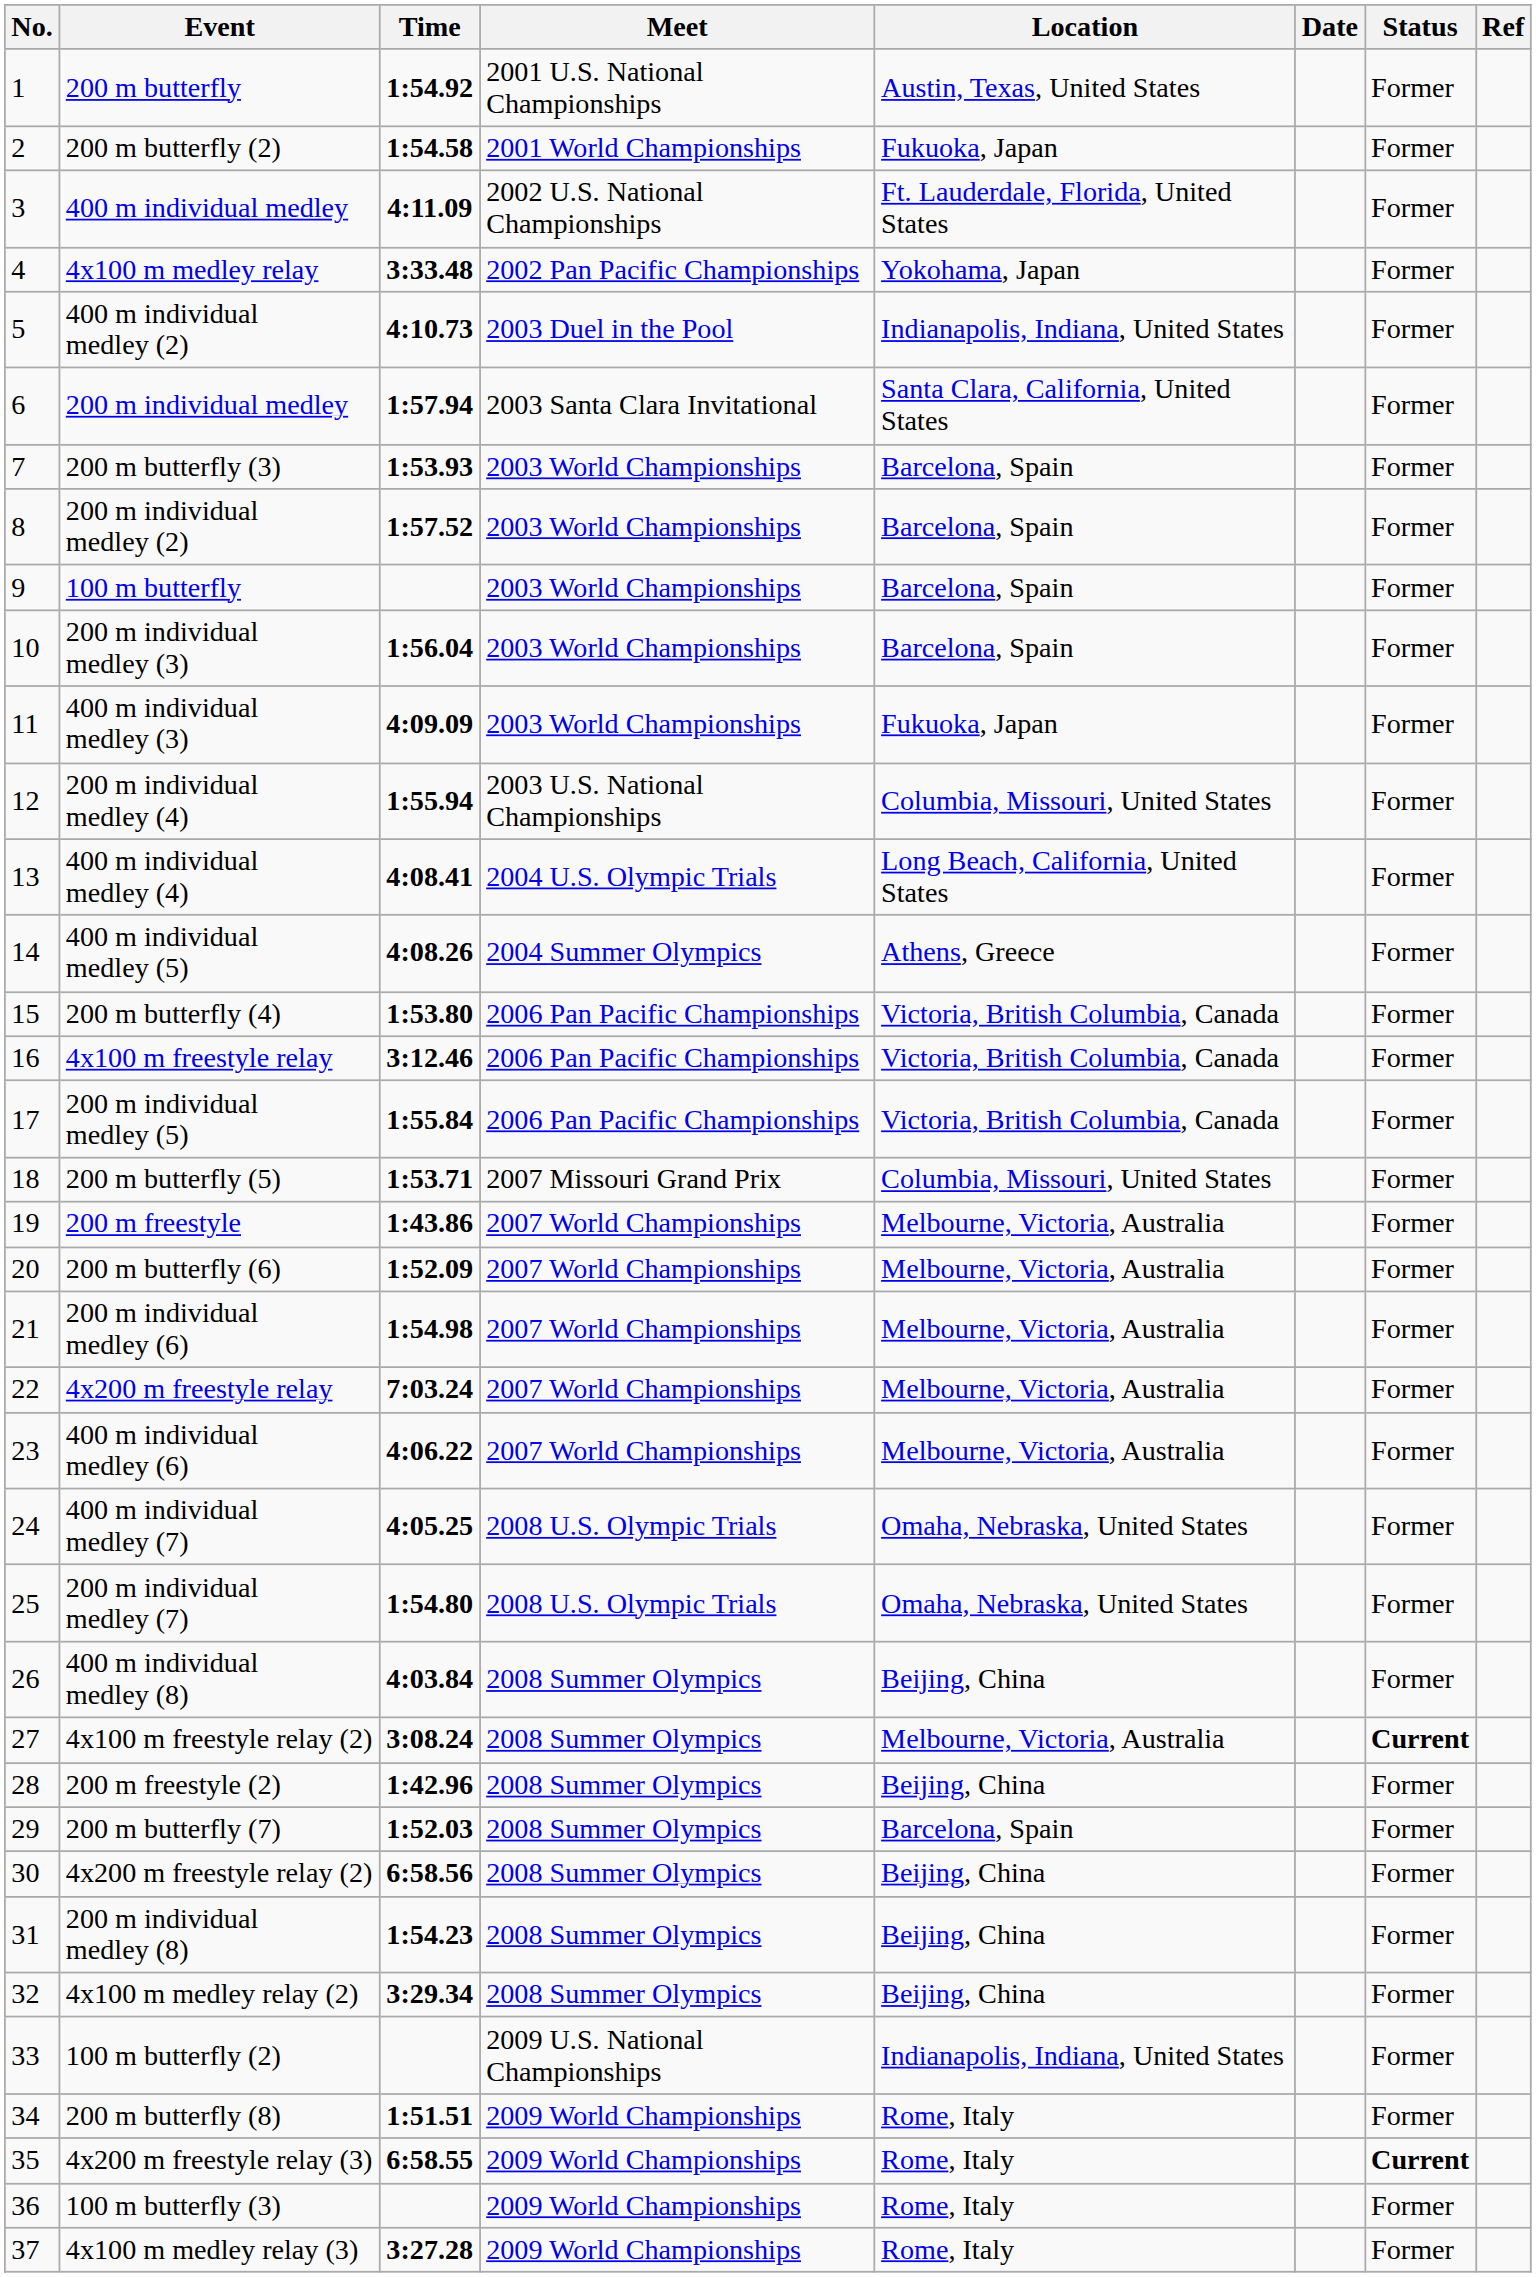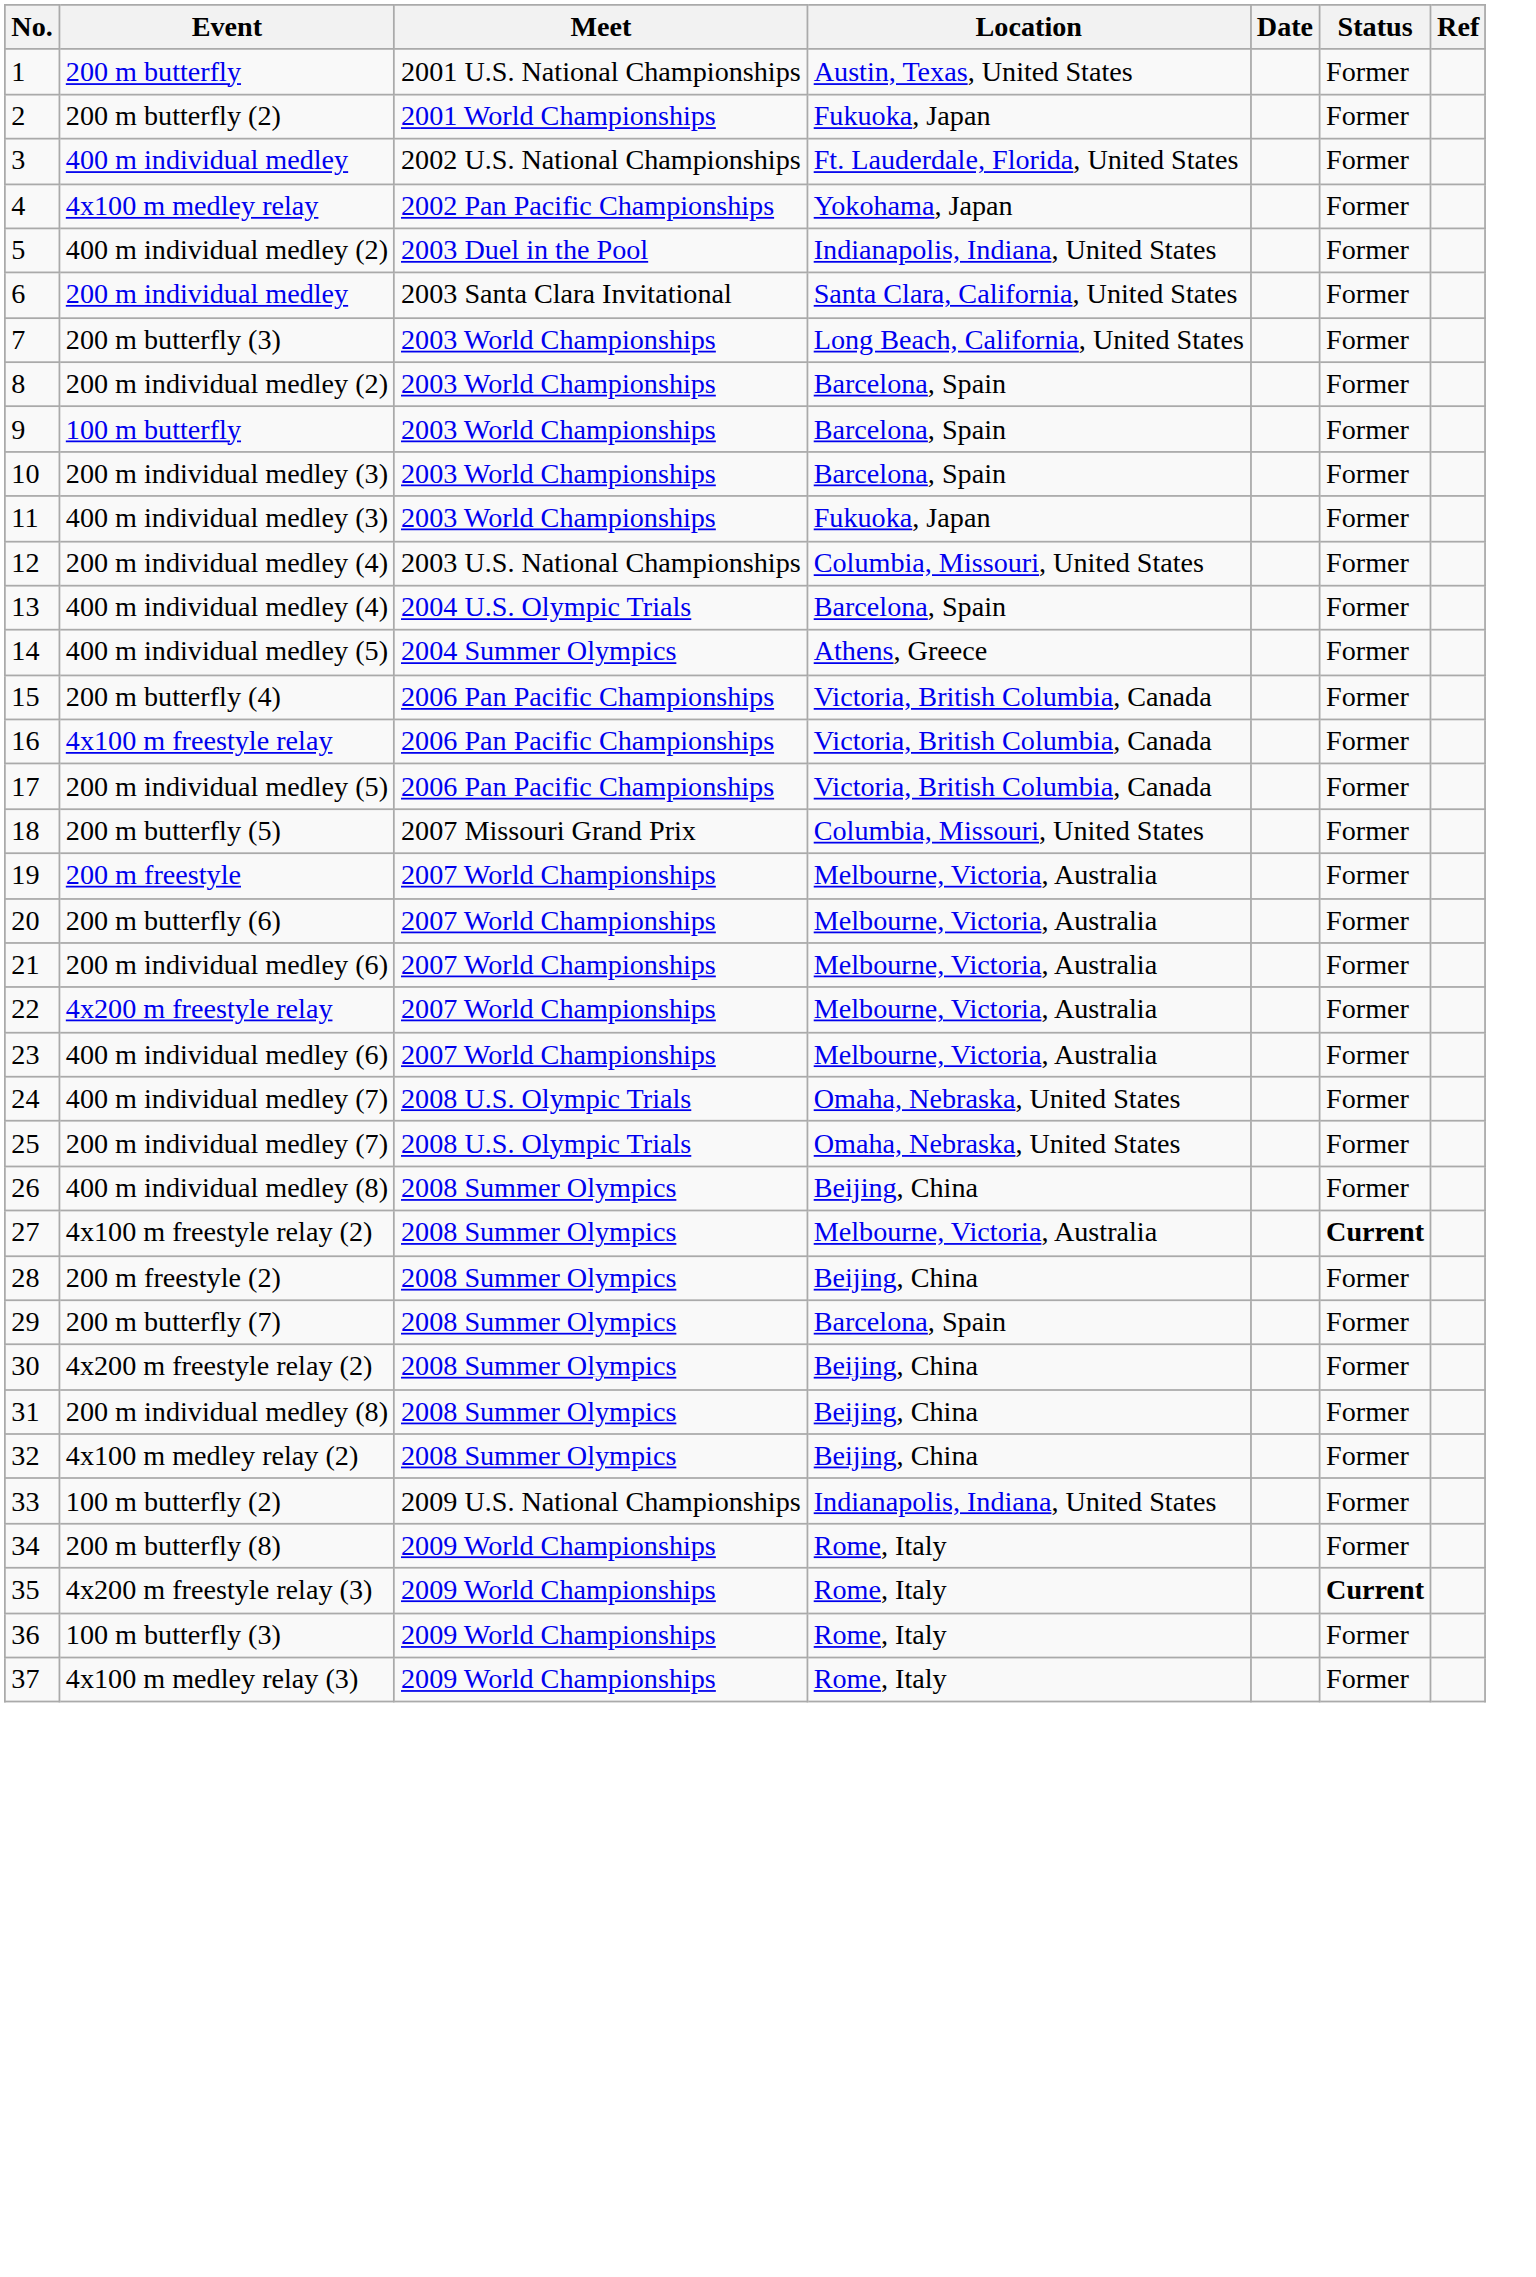- column: (430, 26)
(977, 466) Barcelona, Spain -> (1029, 339) Long Beach, California, United States
(1059, 876) Long Beach, California, United States -> (910, 607) Barcelona, Spain
